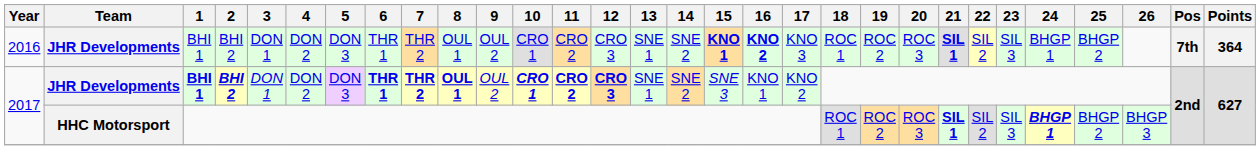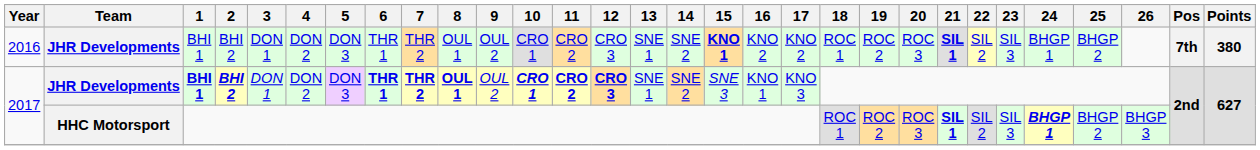(763, 47) bold -> (762, 47) normal
(802, 47) KNO 3 -> (801, 47) KNO 2
(1230, 47) 364 -> (1229, 47) 380
(802, 86) KNO 2 -> (801, 86) KNO 3
